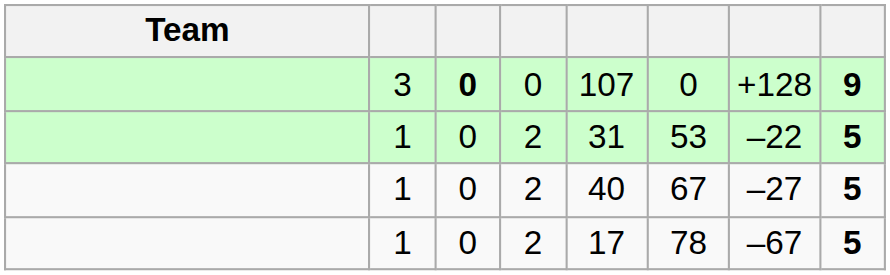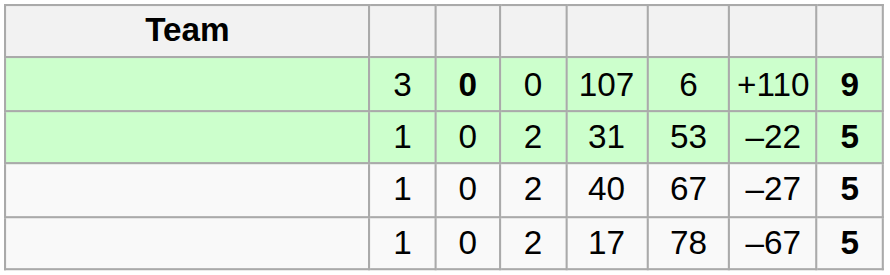(688, 83) 0 -> (688, 83) 6
(775, 83) +128 -> (773, 83) +110
